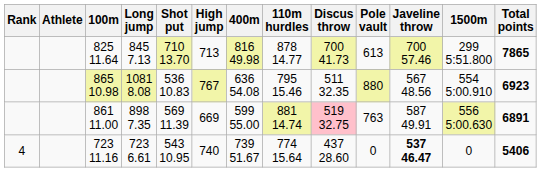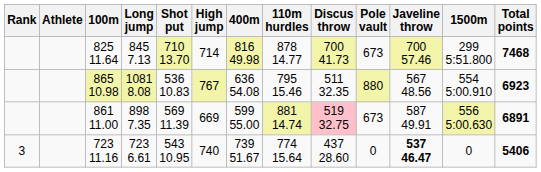(209, 53) 713 -> (209, 53) 714
(373, 53) 613 -> (373, 53) 673
(516, 53) 7865 -> (516, 53) 7468
(373, 118) 763 -> (373, 118) 673
(22, 150) 4 -> (22, 150) 3
